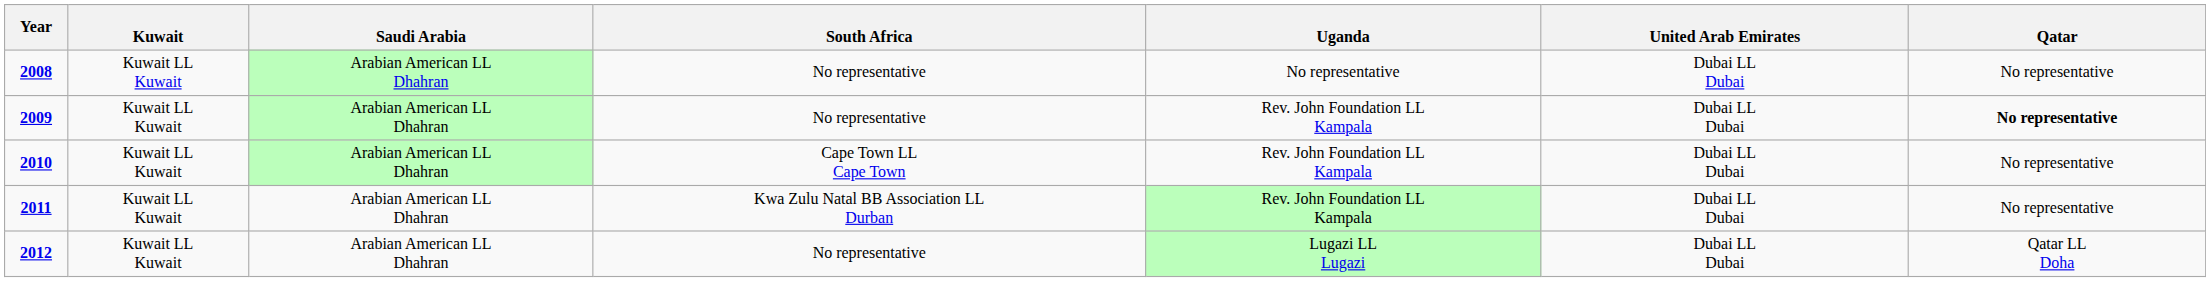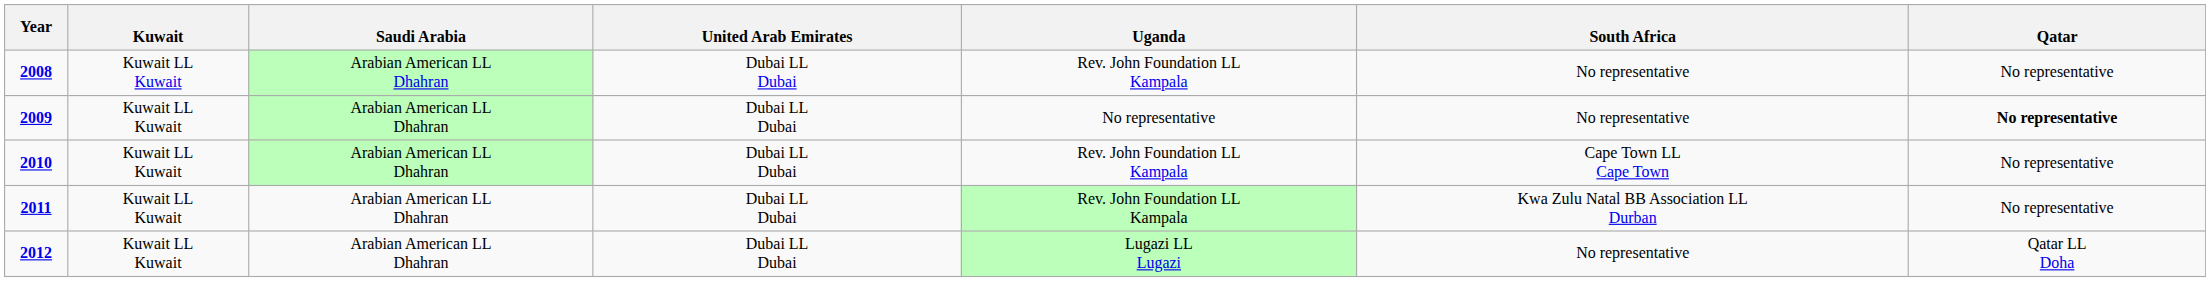columns swapped: (869, 36) <-> (1725, 36)
(1343, 72) No representative -> (1159, 72) Rev. John Foundation LL Kampala
(1343, 117) Rev. John Foundation LL Kampala -> (1159, 117) No representative
